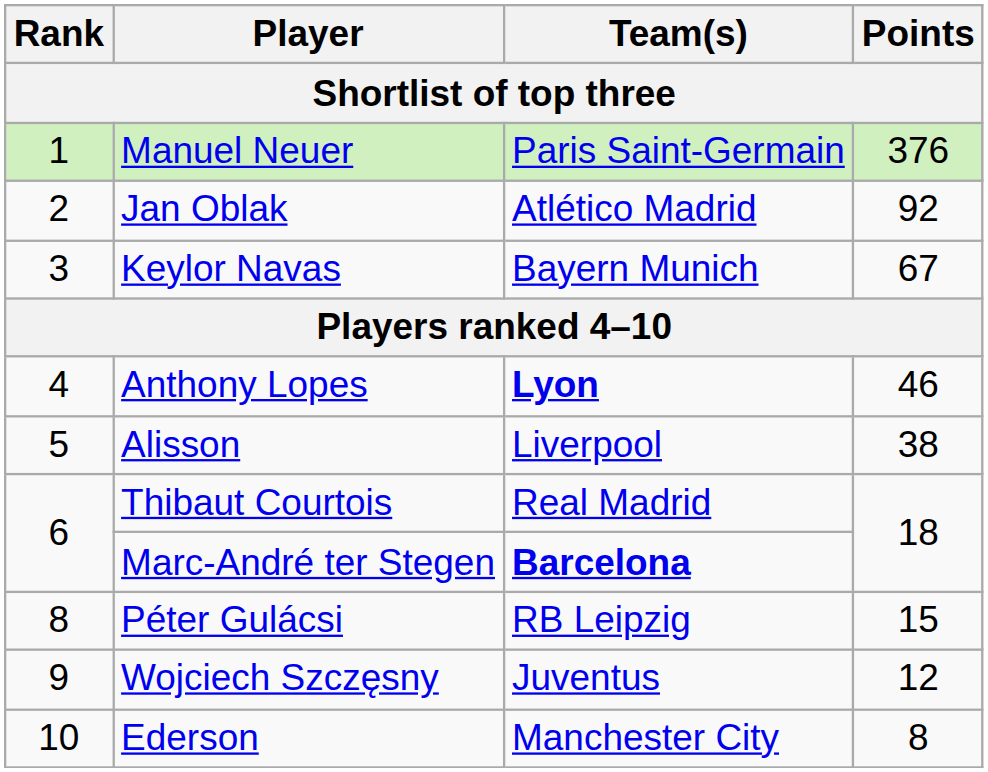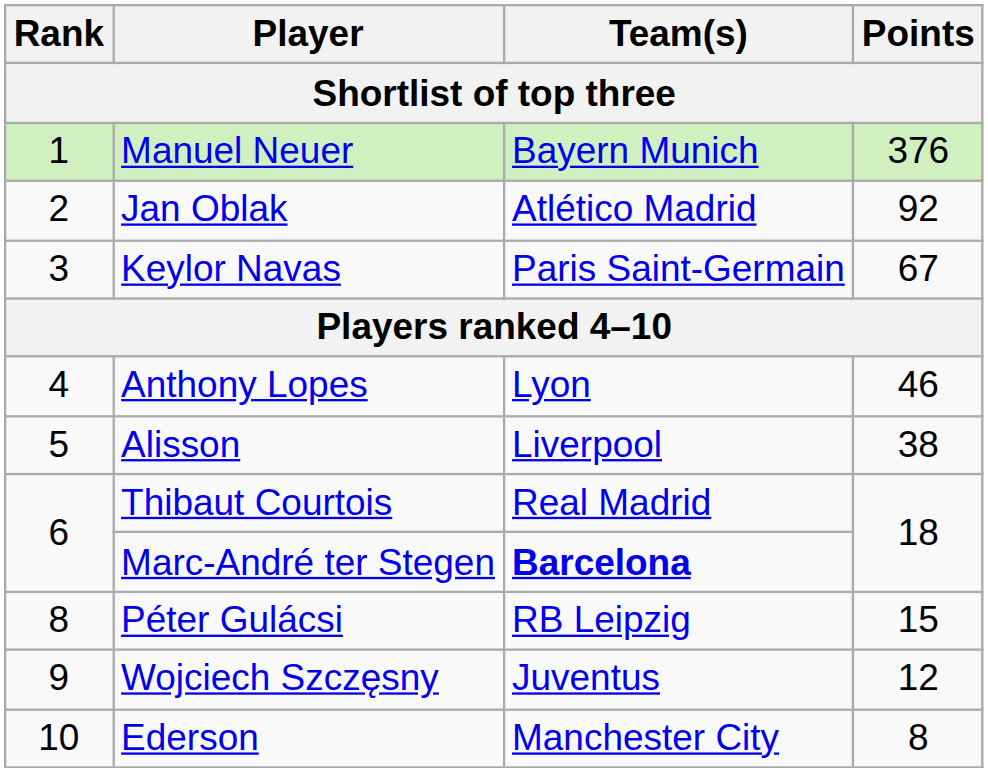(678, 151) Paris Saint-Germain -> (635, 151) Bayern Munich
(635, 268) Bayern Munich -> (678, 268) Paris Saint-Germain
(555, 385) bold -> (551, 385) normal
